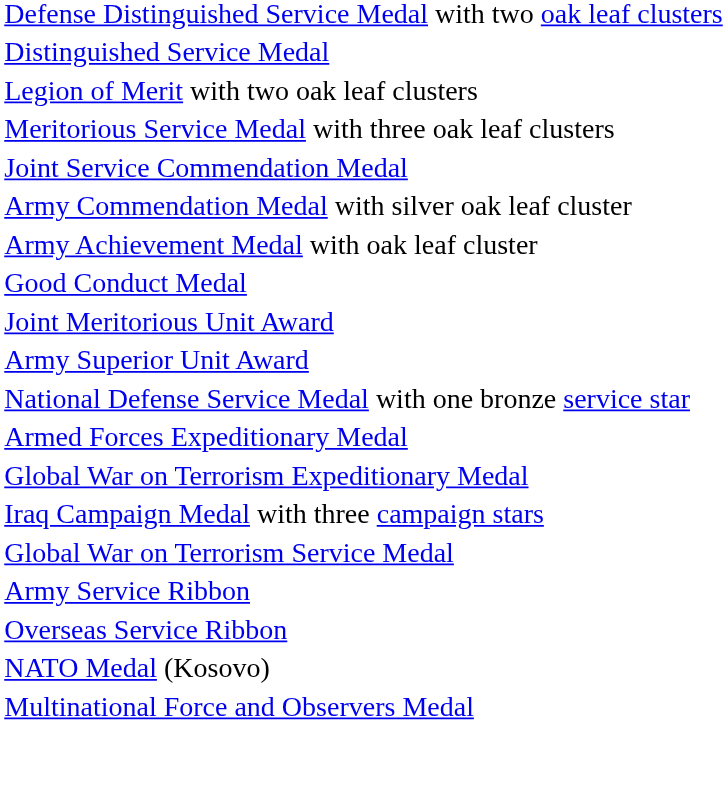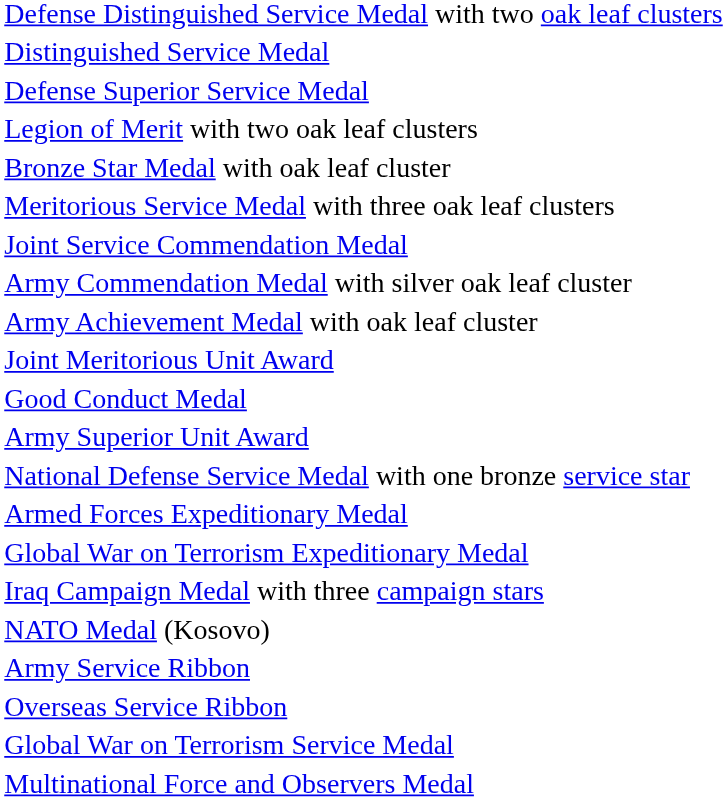+ row: (187, 90)
+ row: (227, 167)
rows swapped: (126, 283) <-> (169, 321)
rows swapped: (229, 552) <-> (137, 668)
